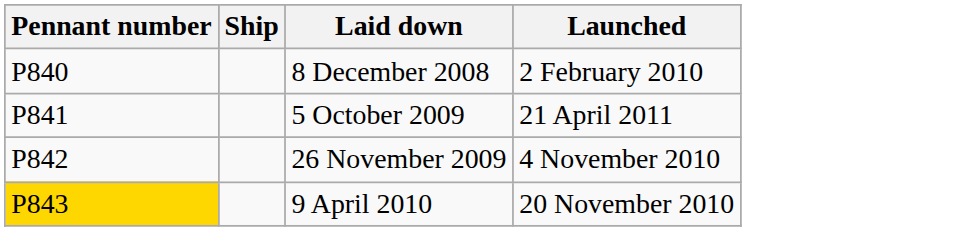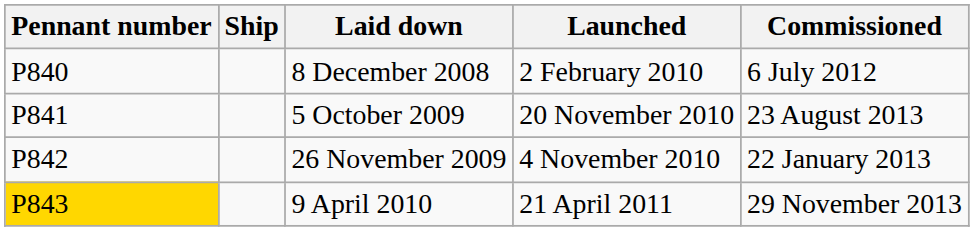+ column: (854, 26)
(596, 114) 21 April 2011 -> (627, 114) 20 November 2010
(627, 203) 20 November 2010 -> (596, 203) 21 April 2011
